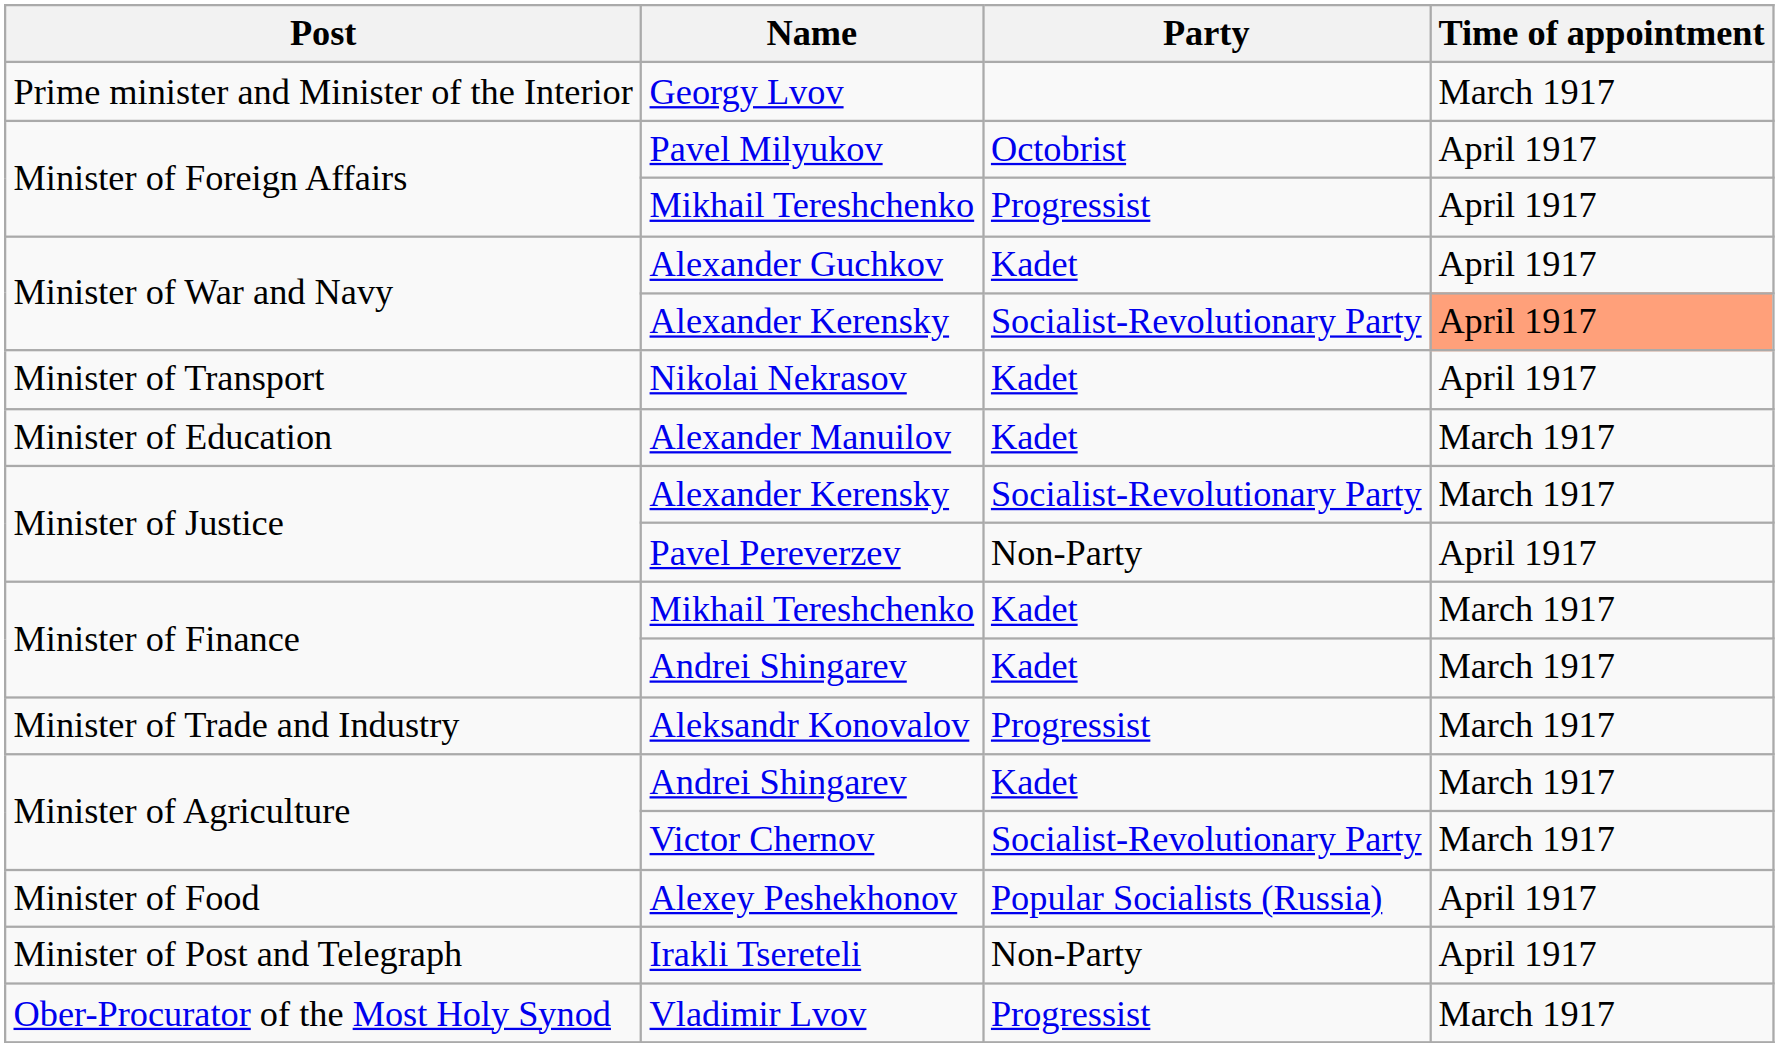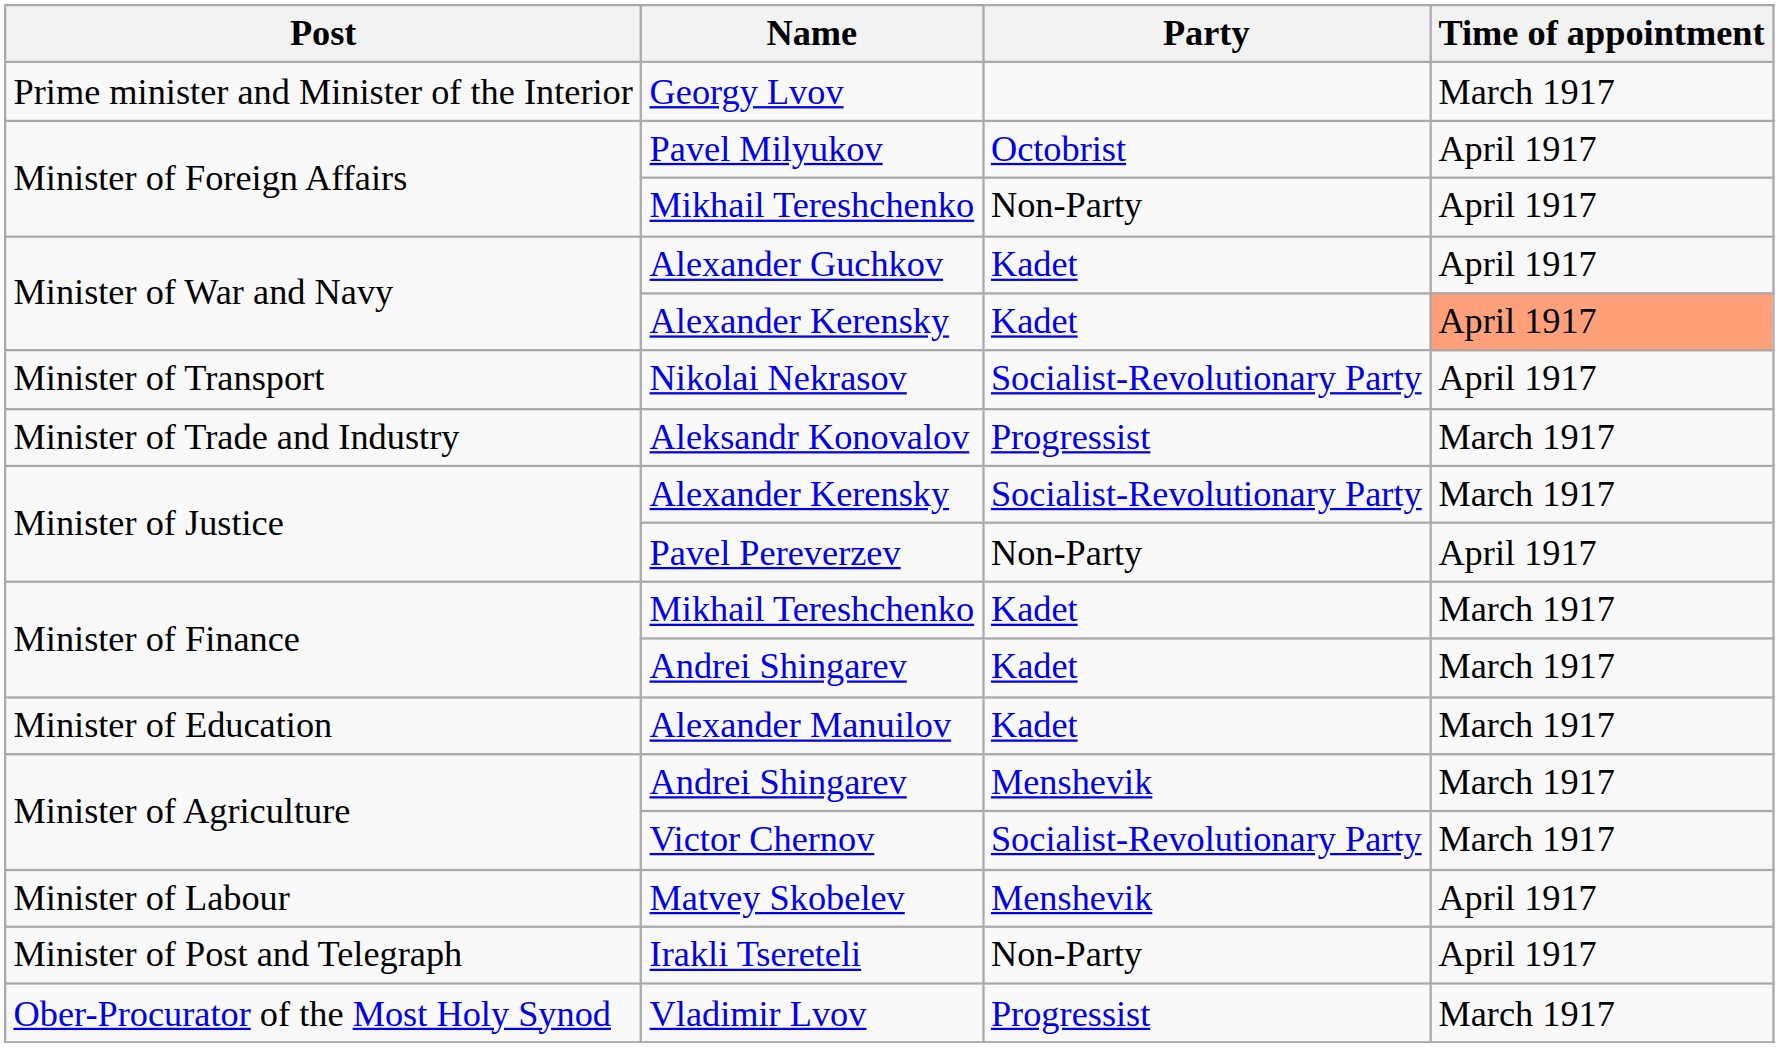(1071, 206) Progressist -> (1067, 206) Non-Party
(1206, 321) Socialist-Revolutionary Party -> (1034, 321) Kadet
(1034, 378) Kadet -> (1206, 378) Socialist-Revolutionary Party
rows swapped: (236, 724) <-> (173, 436)
(1034, 782) Kadet -> (1072, 782) Menshevik
+ row: (152, 897)
- row: (137, 897)
